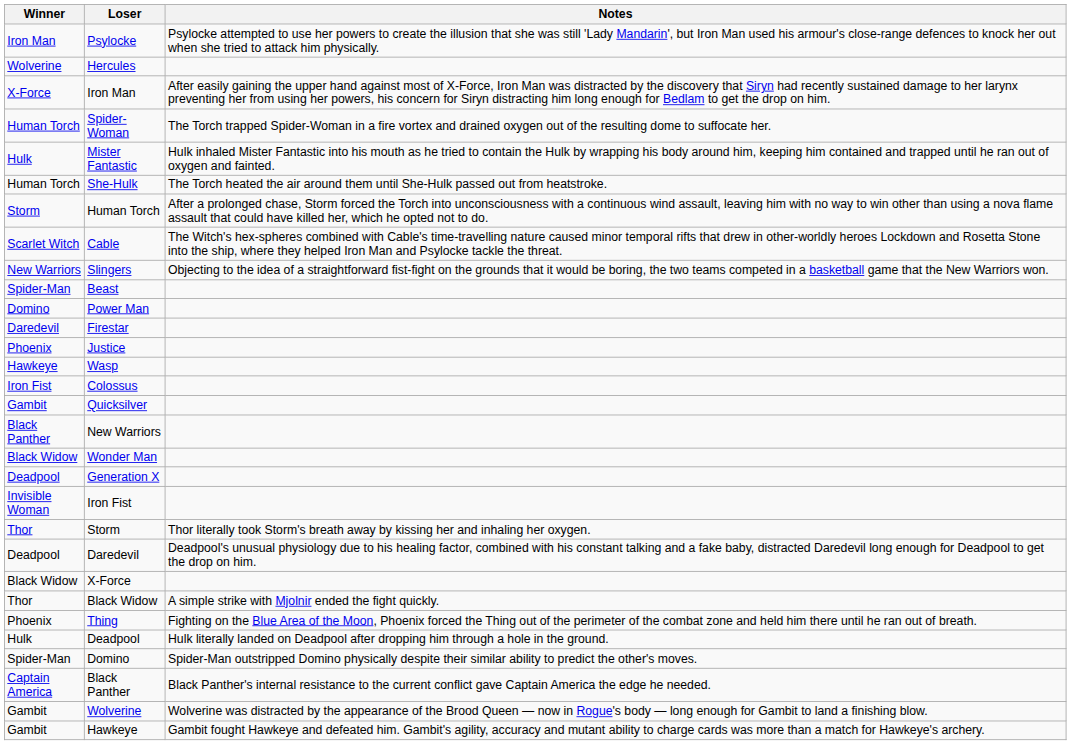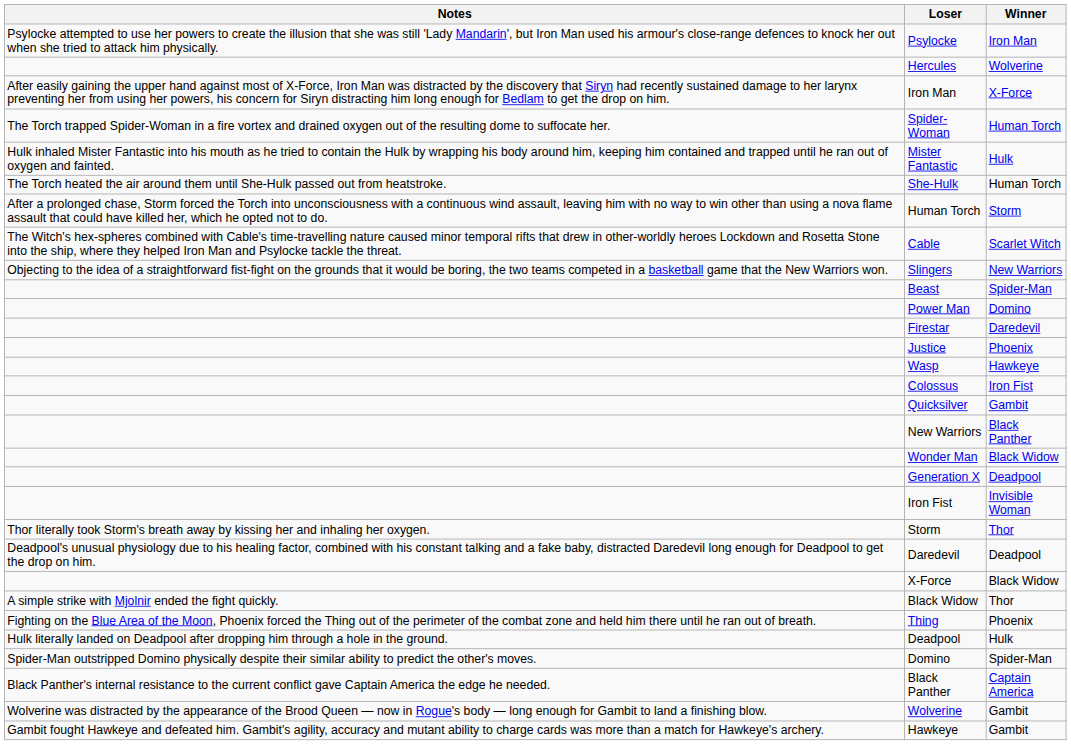columns swapped: (44, 14) <-> (615, 14)
